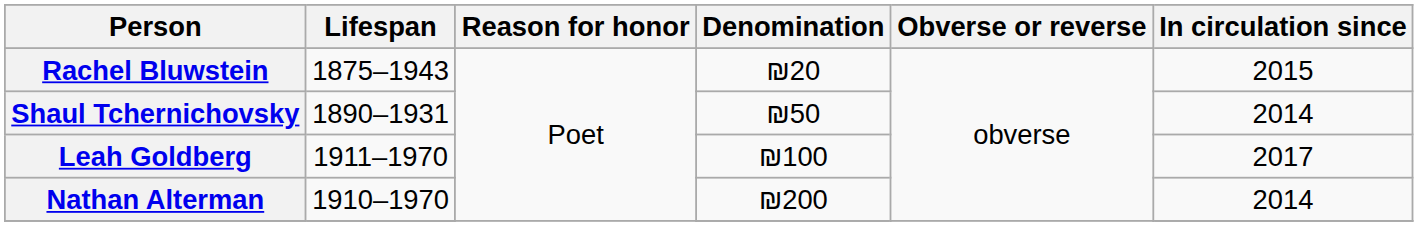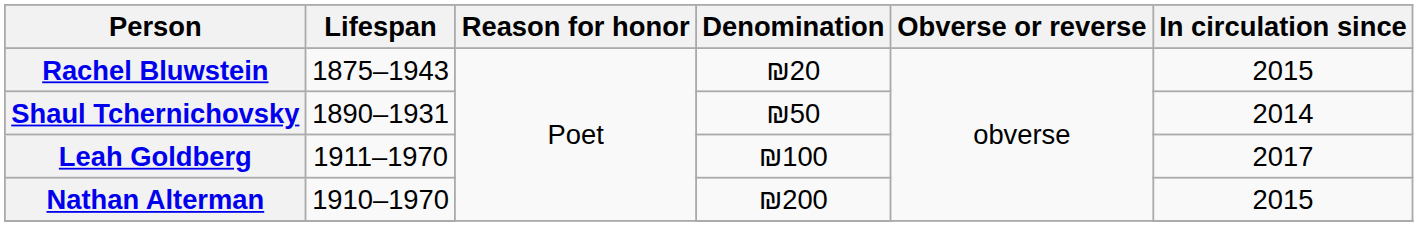(1283, 200) 2014 -> (1283, 200) 2015
